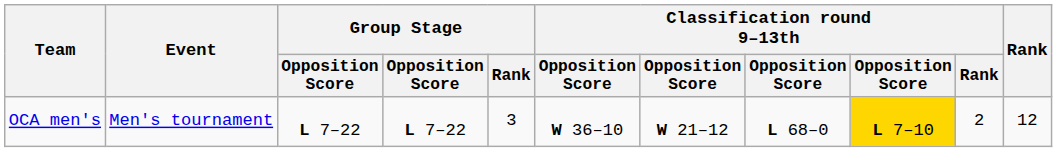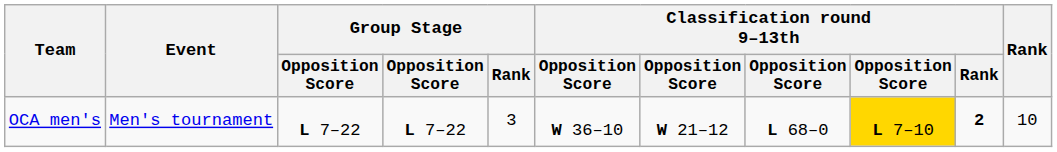(979, 121) normal -> (979, 121) bold
(1027, 121) 12 -> (1027, 121) 10
